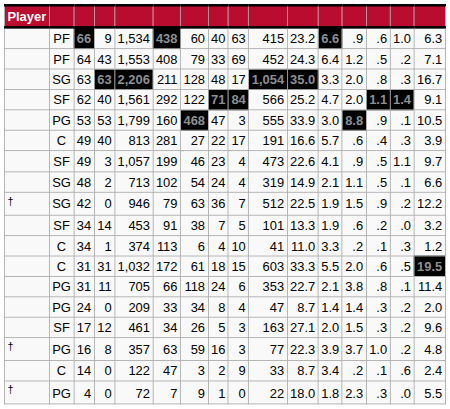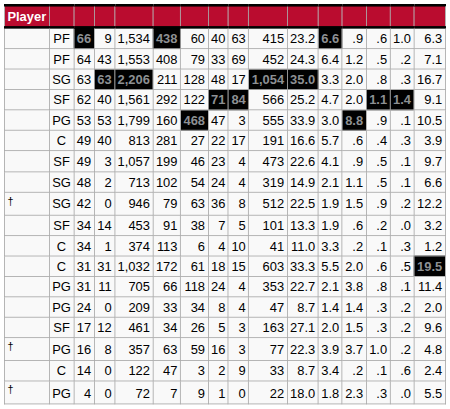(402, 161) 1.1 -> (406, 161) .1
(242, 204) 7 -> (242, 204) 8
(242, 287) 6 -> (242, 287) 4
